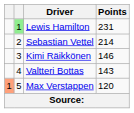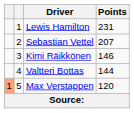(19, 26) lightgreen background -> (19, 26) no background
(106, 41) 214 -> (106, 41) 207
(106, 71) 143 -> (106, 71) 144
